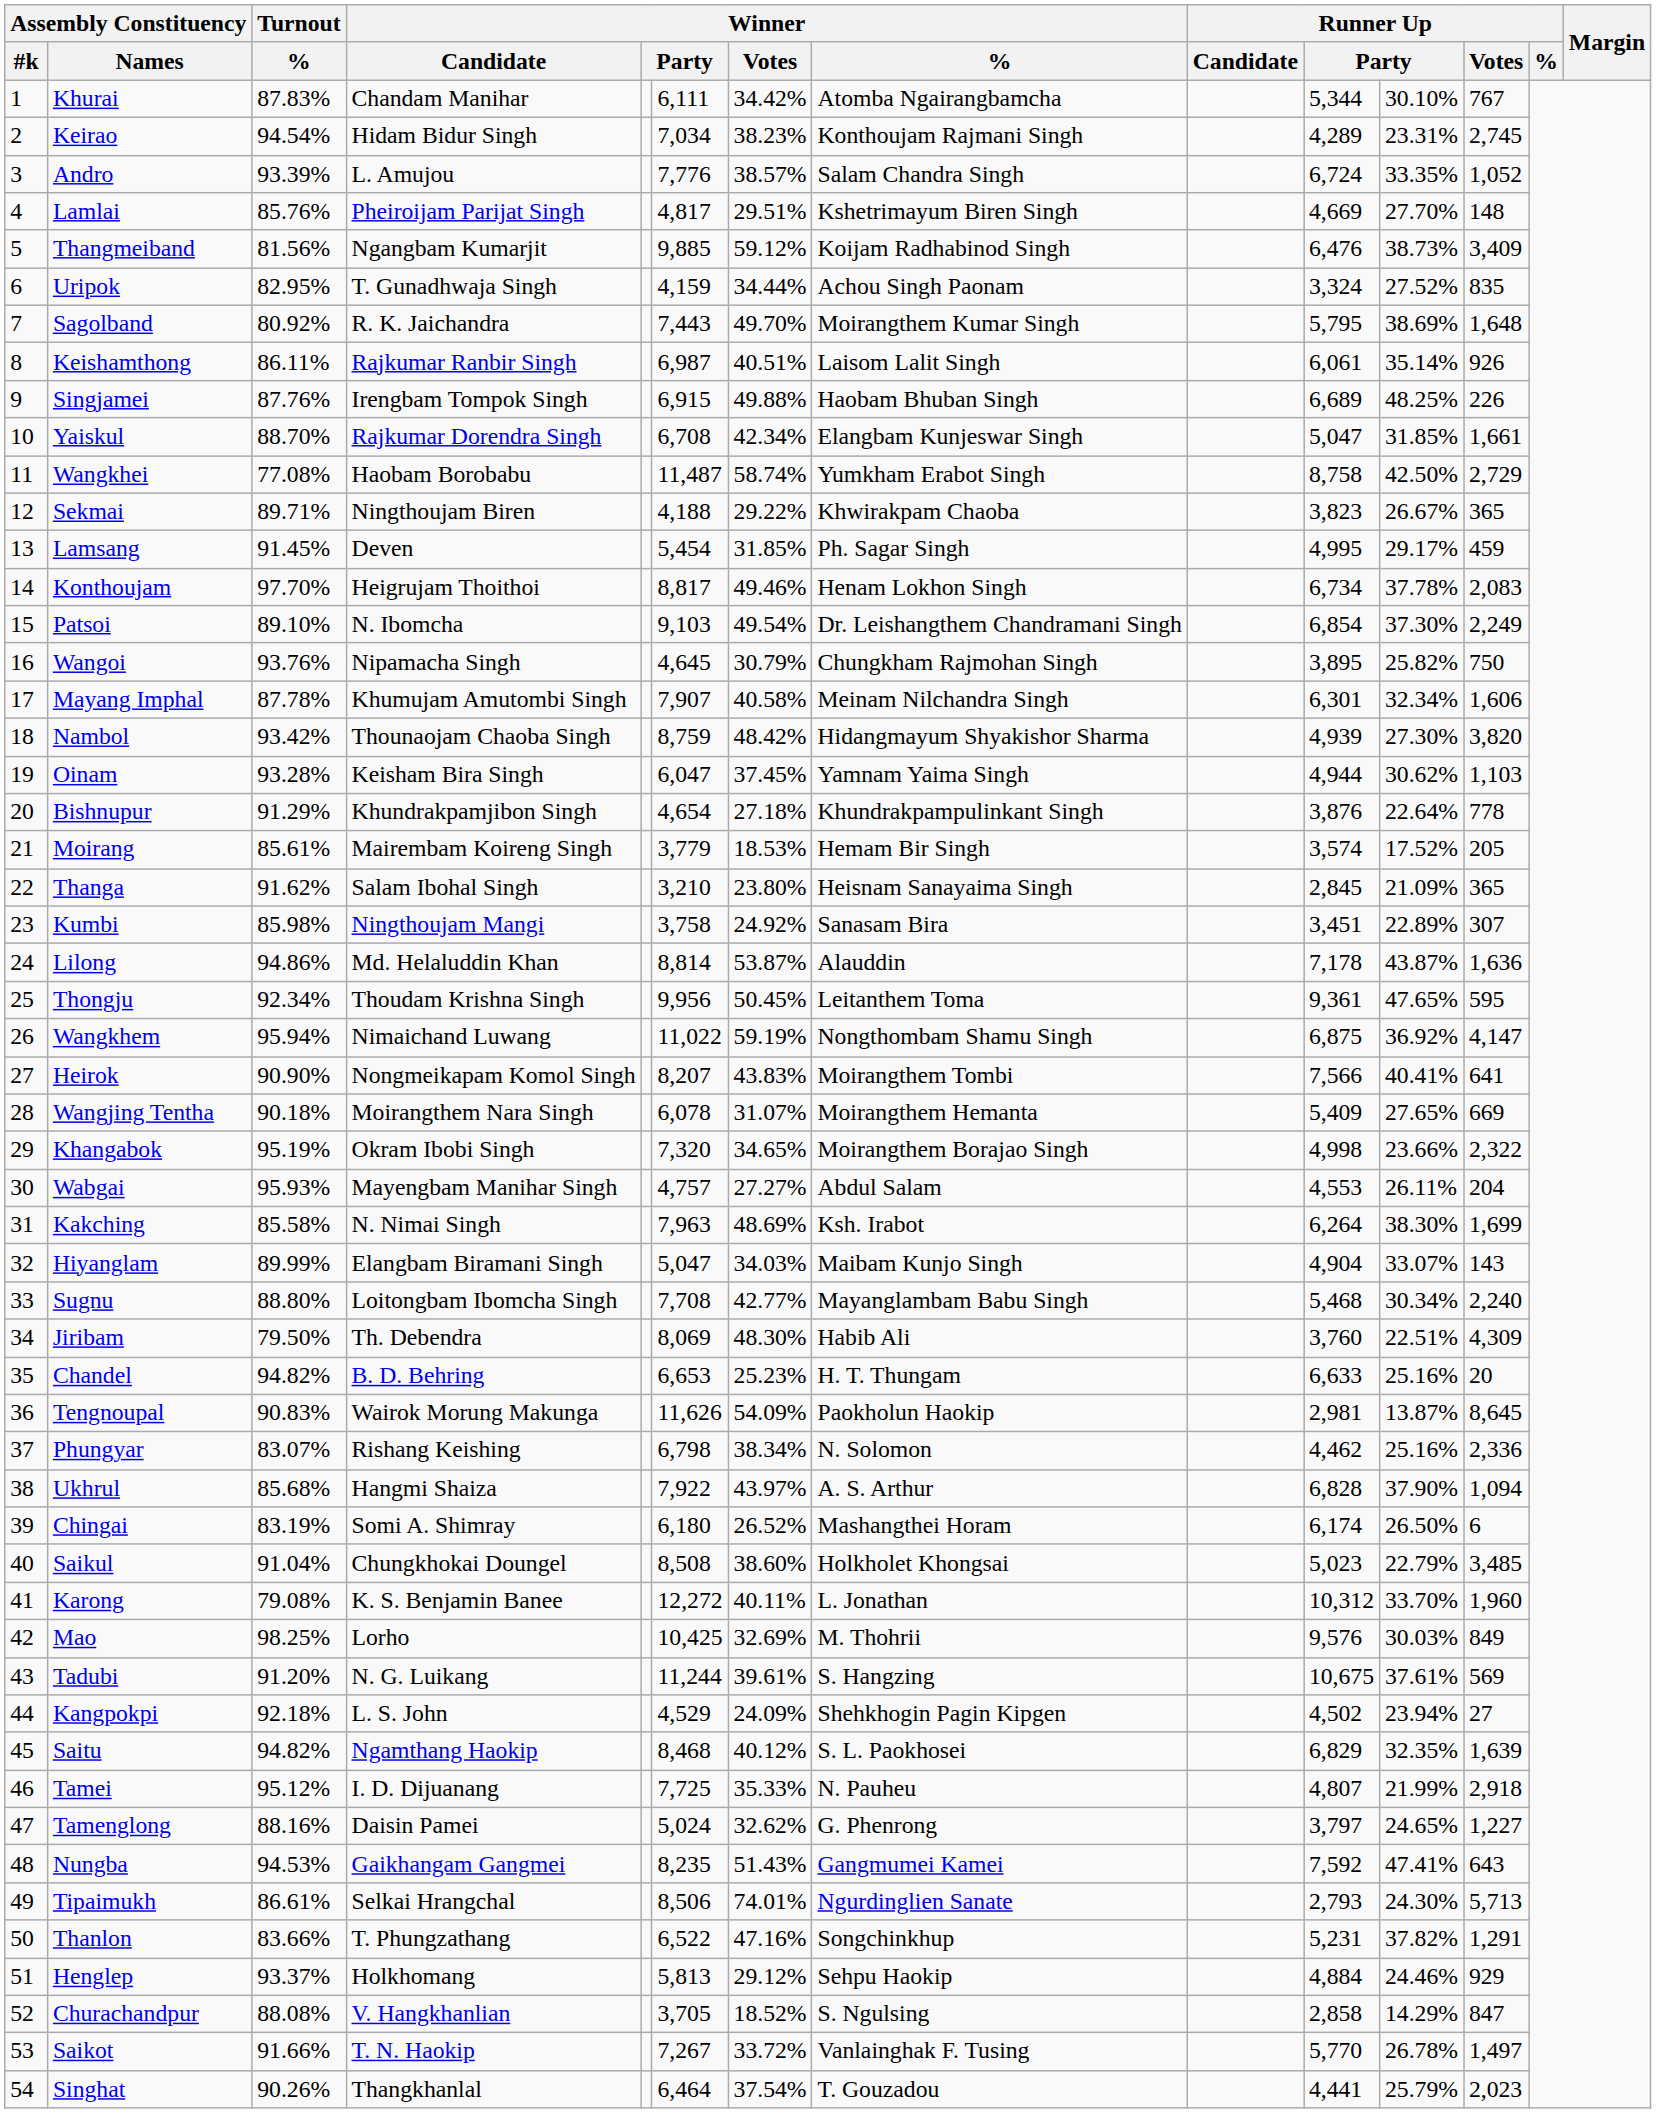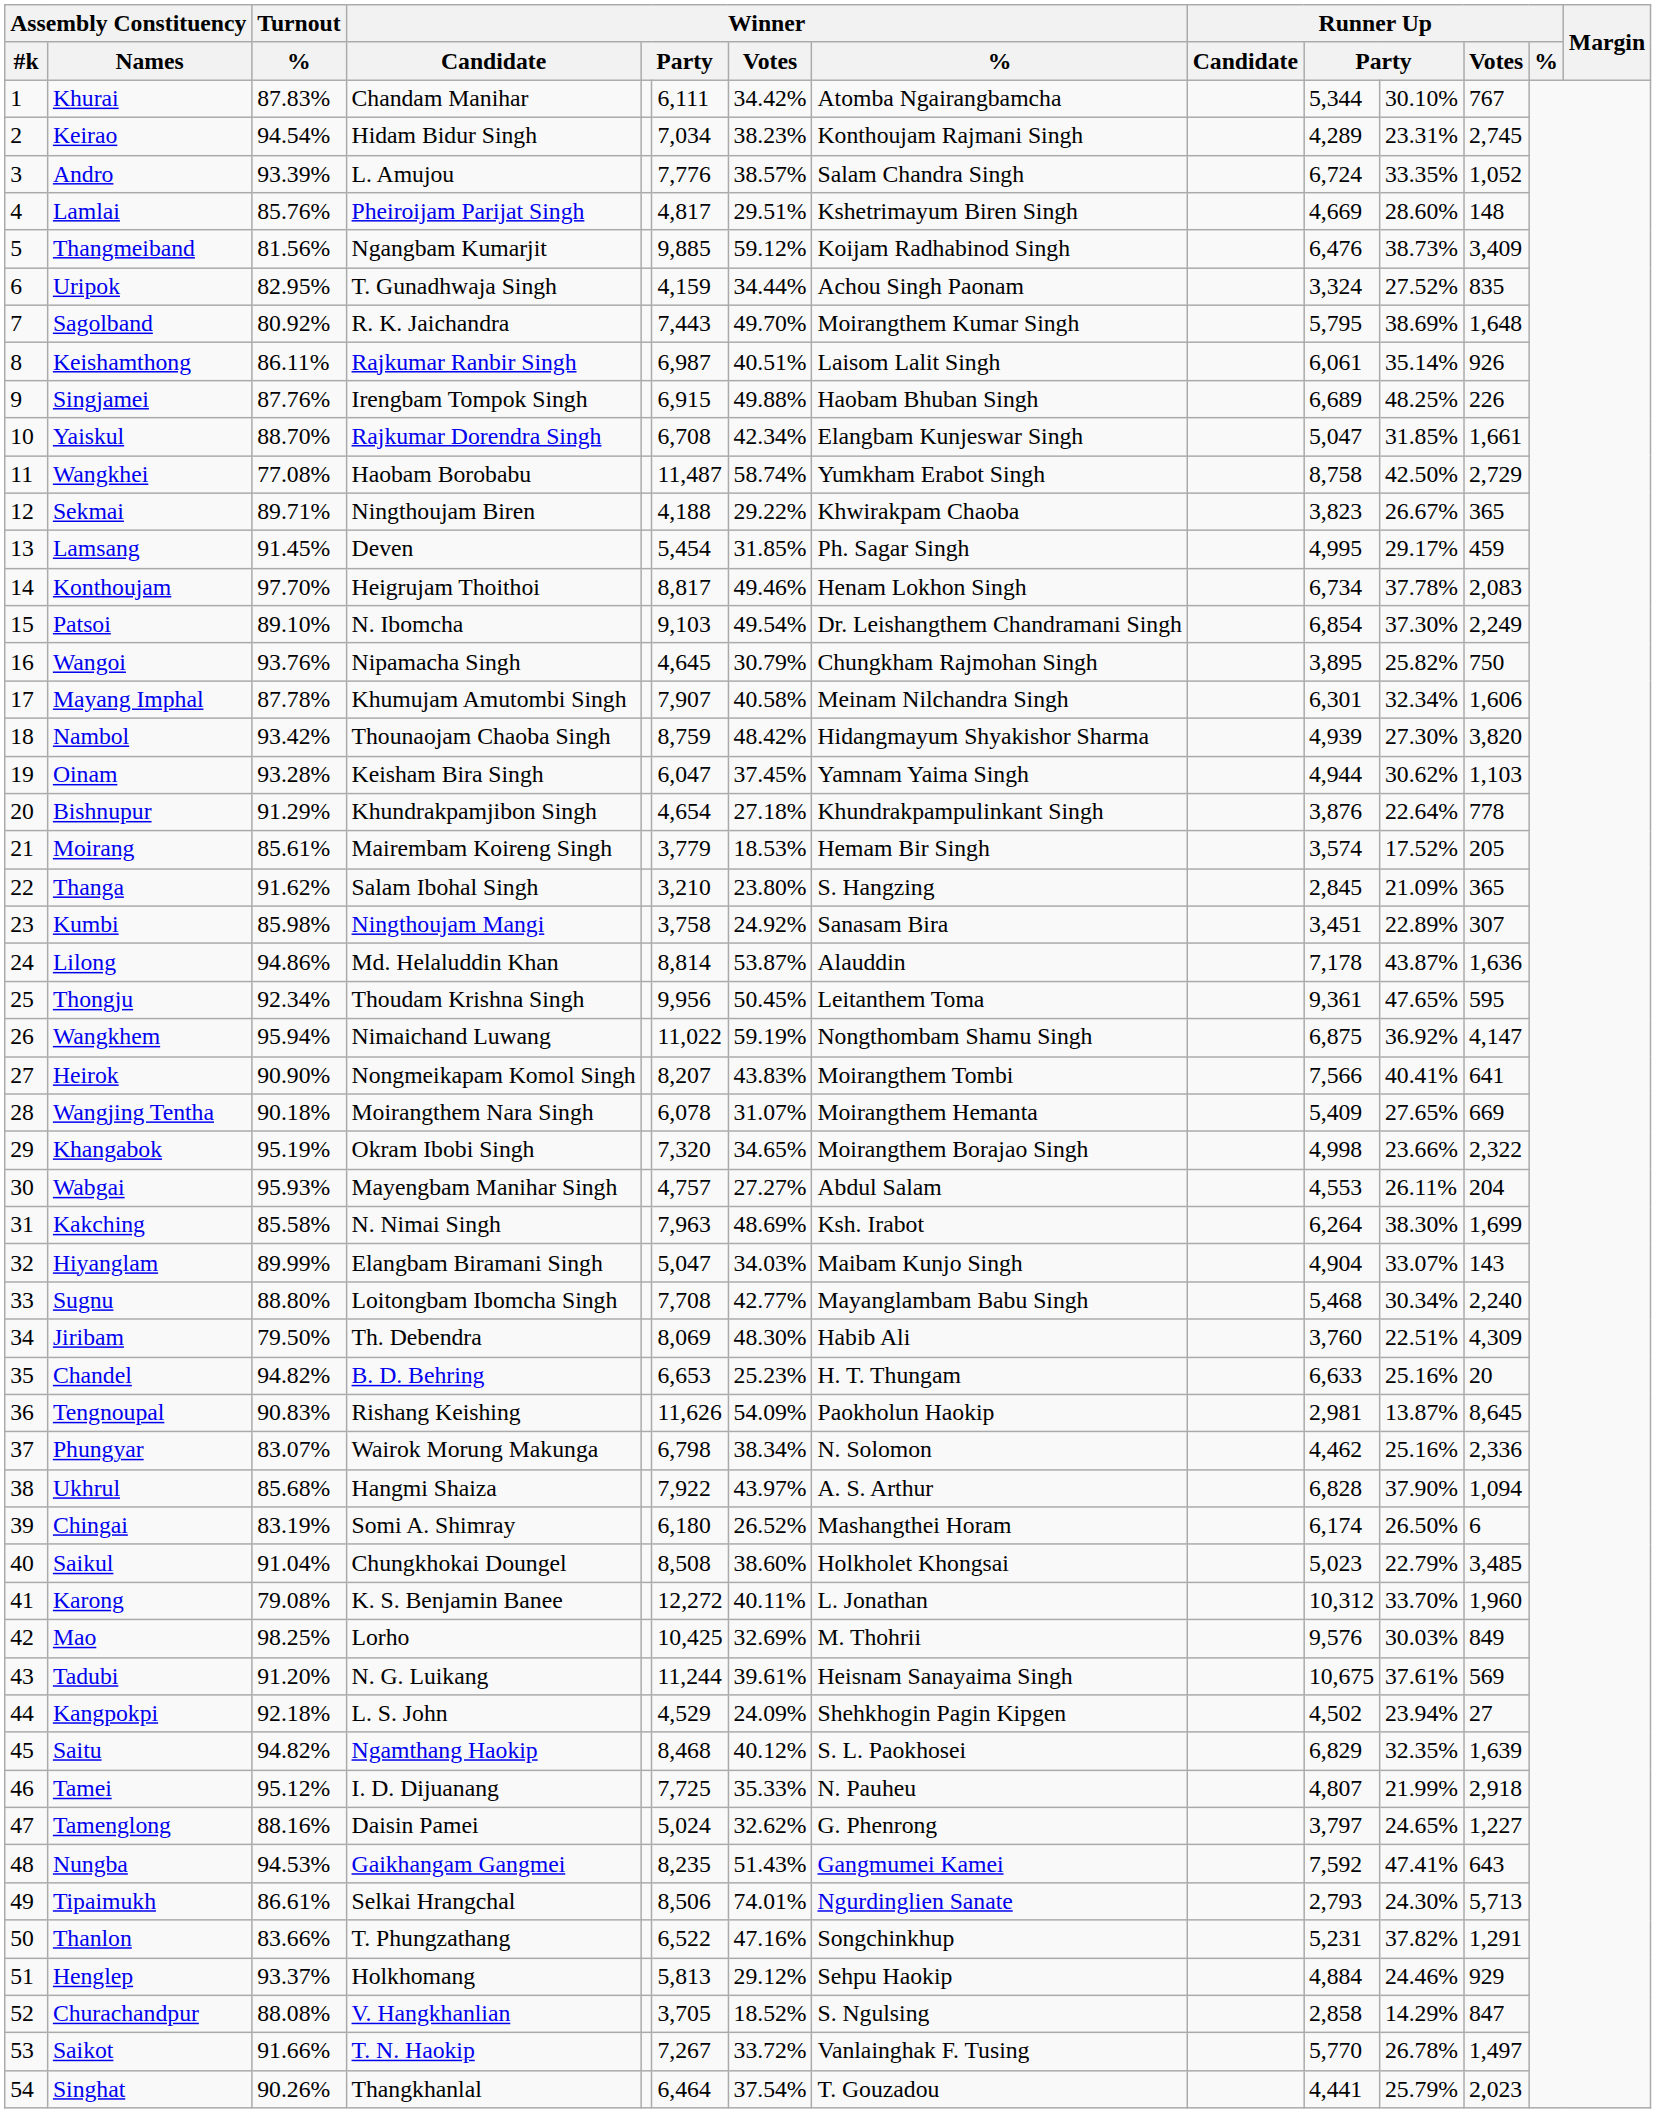(1421, 211) 27.70% -> (1421, 211) 28.60%
(945, 887) Heisnam Sanayaima Singh -> (876, 887) S. Hangzing
(475, 1412) Wairok Morung Makunga -> (436, 1412) Rishang Keishing
(436, 1450) Rishang Keishing -> (475, 1450) Wairok Morung Makunga
(876, 1675) S. Hangzing -> (945, 1675) Heisnam Sanayaima Singh
